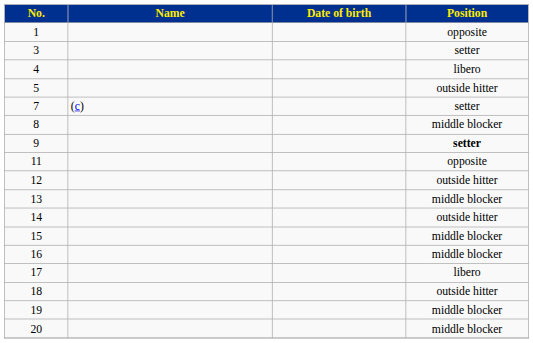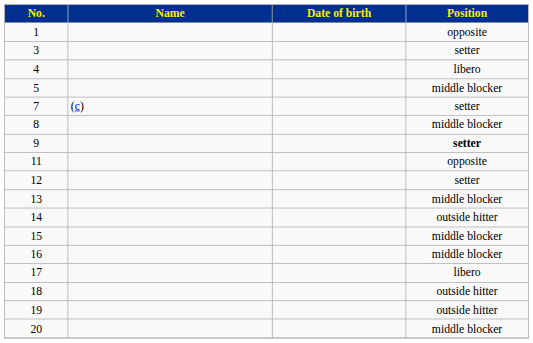(467, 87) outside hitter -> (467, 87) middle blocker
(467, 180) outside hitter -> (467, 180) setter
(467, 310) middle blocker -> (467, 310) outside hitter
